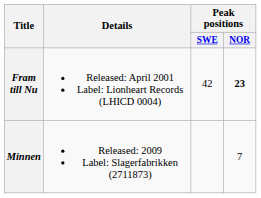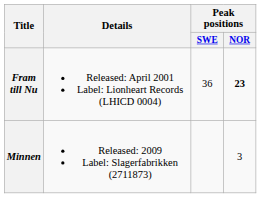(207, 84) 42 -> (207, 84) 36
(240, 156) 7 -> (240, 156) 3
